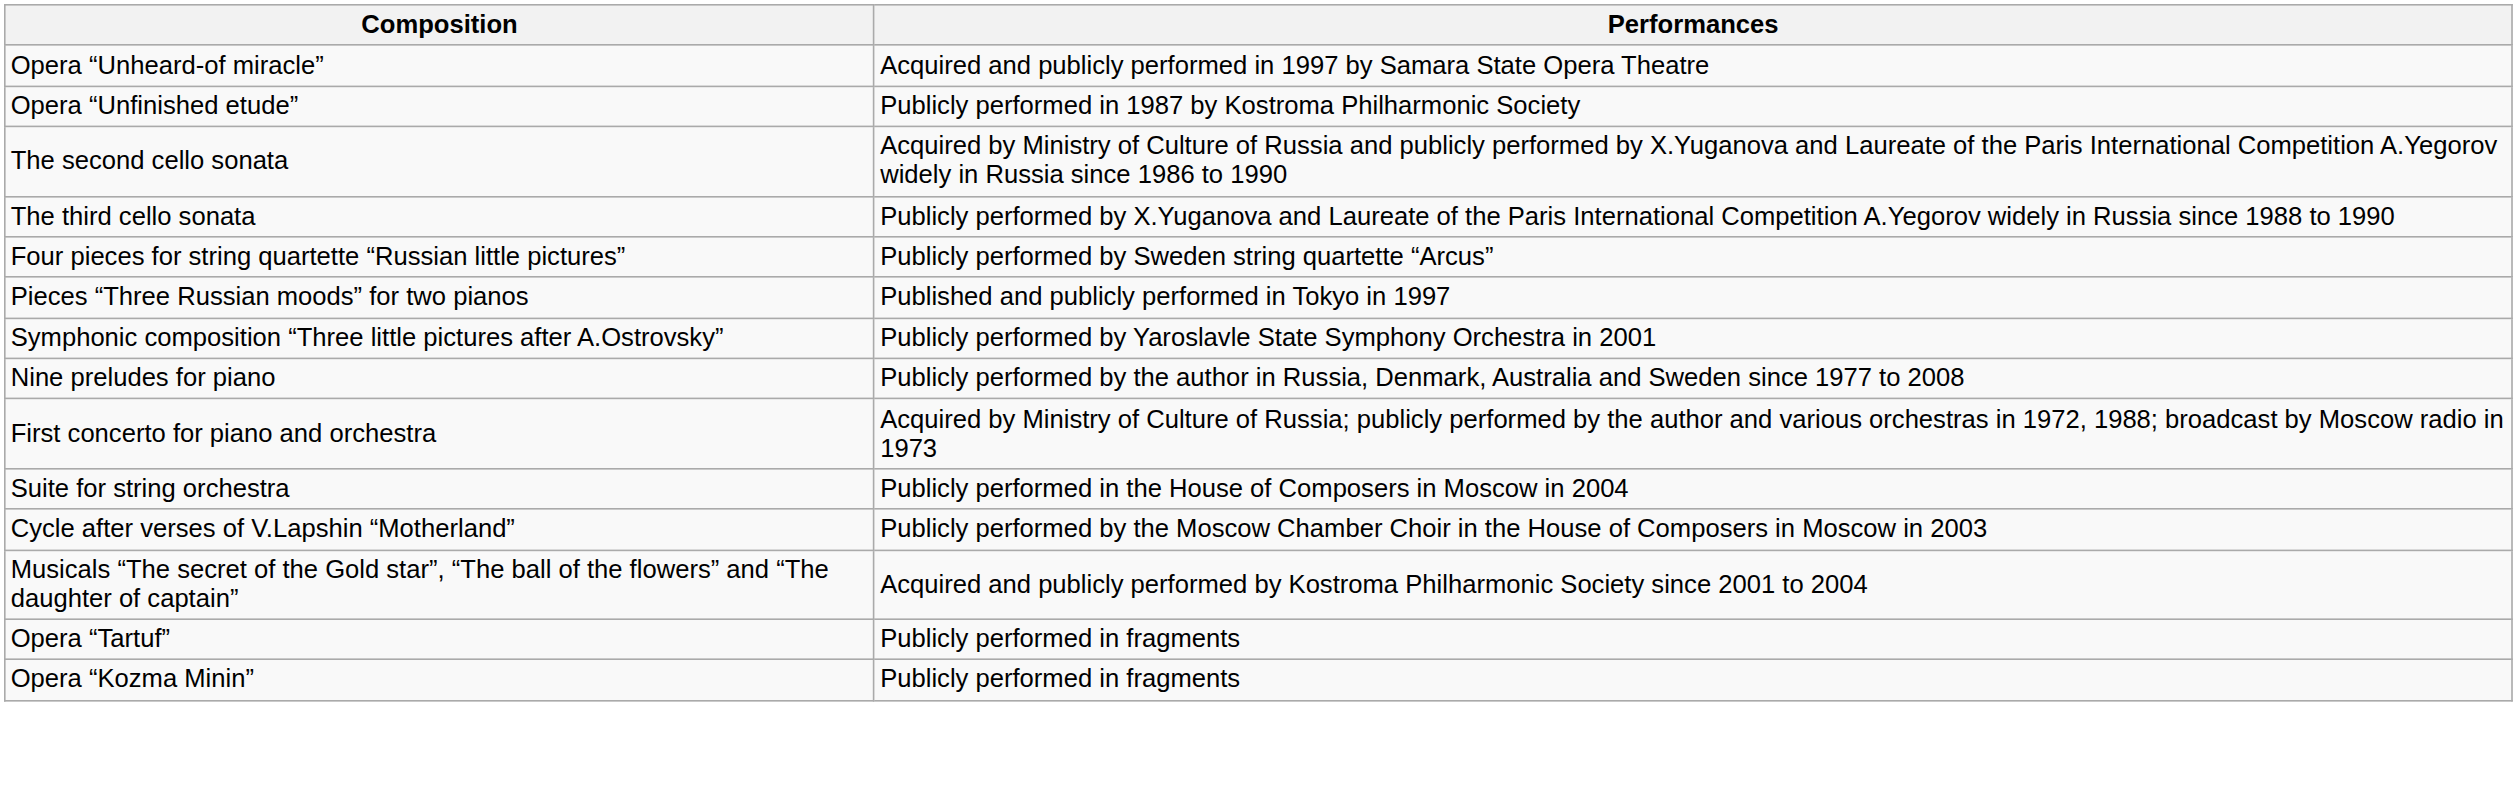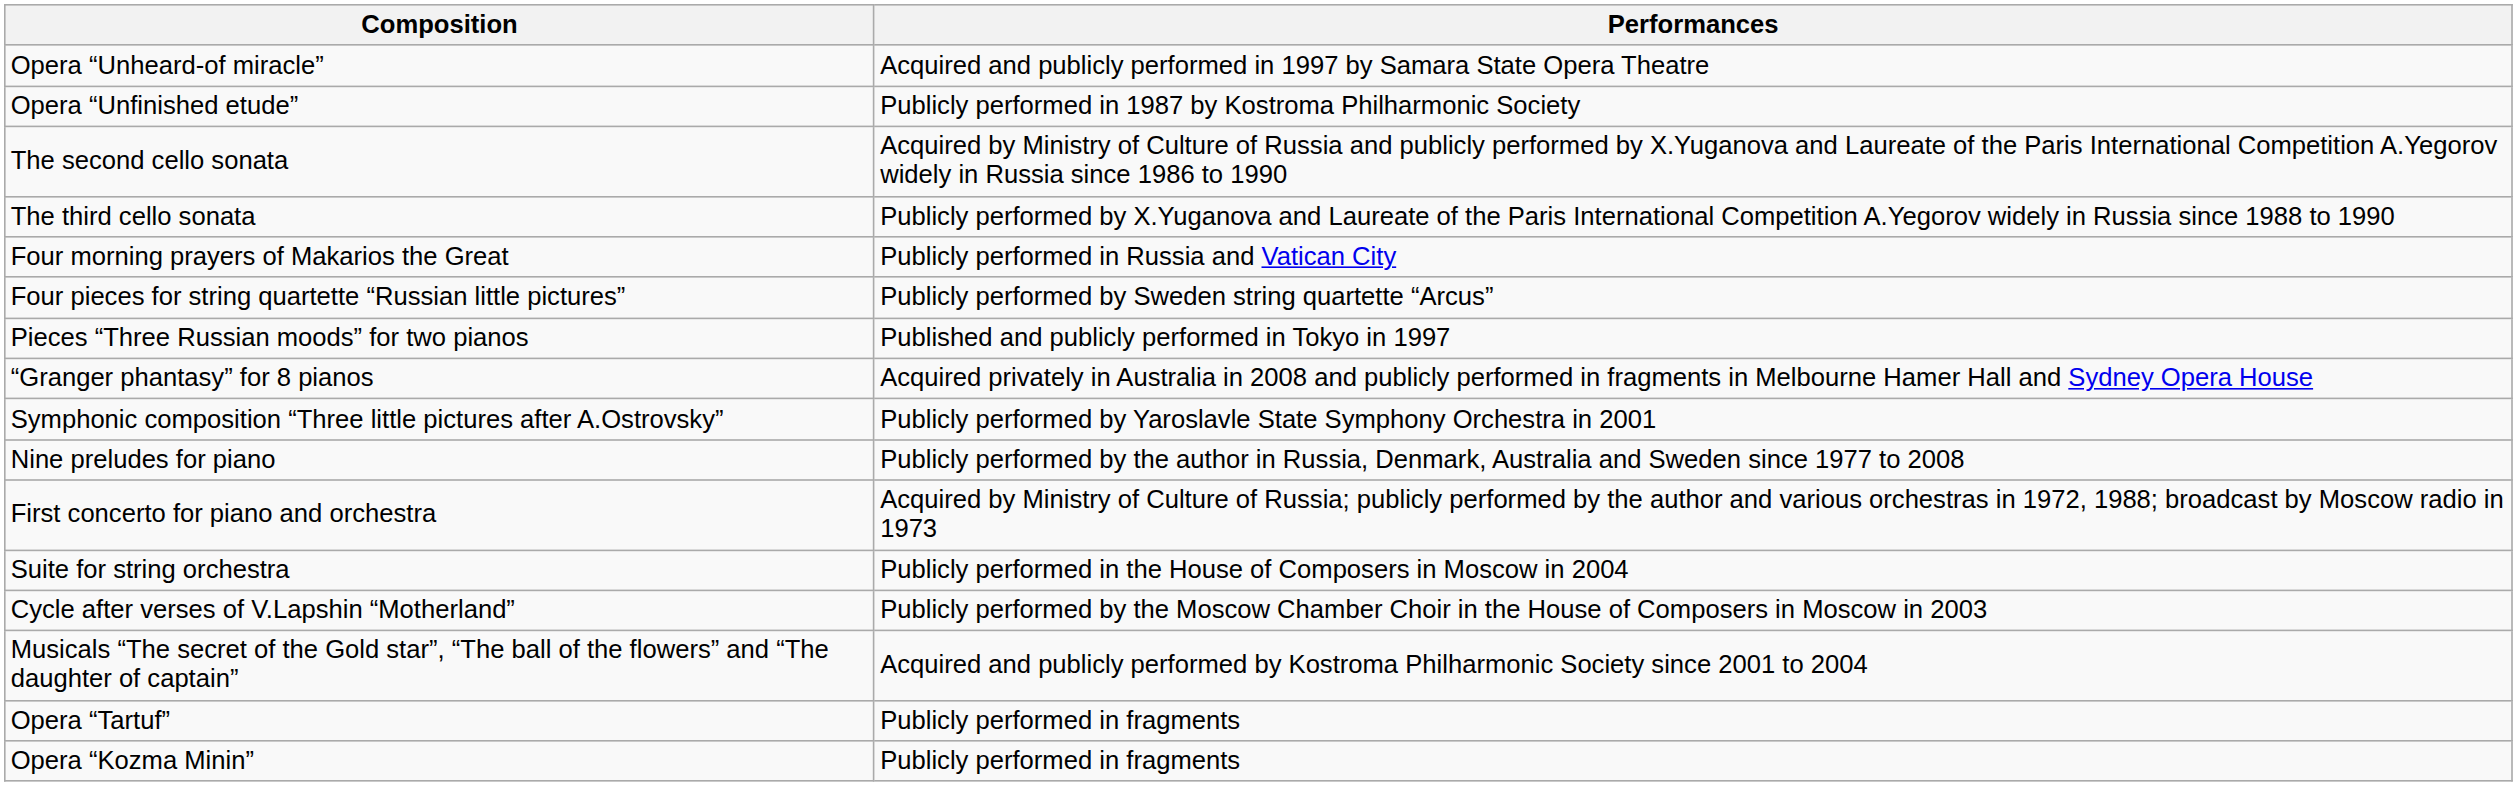+ row: (260, 256)
+ row: (192, 378)
